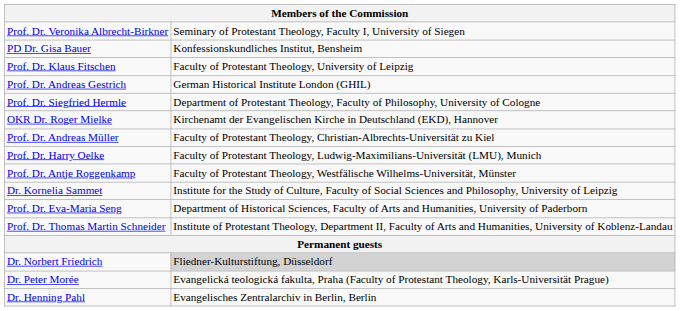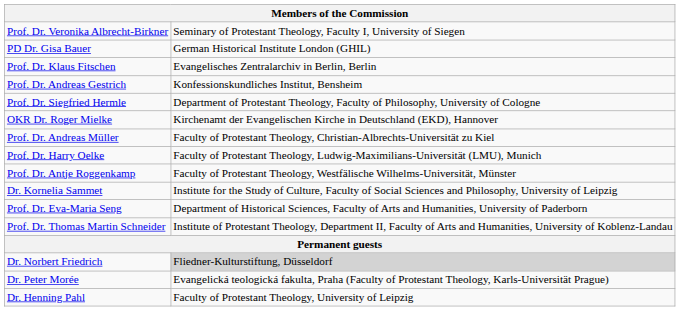(268, 48) Konfessionskundliches Institut, Bensheim -> (272, 48) German Historical Institute London (GHIL)
(293, 66) Faculty of Protestant Theology, University of Leipzig -> (275, 66) Evangelisches Zentralarchiv in Berlin, Berlin
(272, 84) German Historical Institute London (GHIL) -> (268, 84) Konfessionskundliches Institut, Bensheim
(275, 297) Evangelisches Zentralarchiv in Berlin, Berlin -> (293, 297) Faculty of Protestant Theology, University of Leipzig
